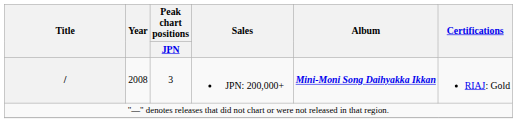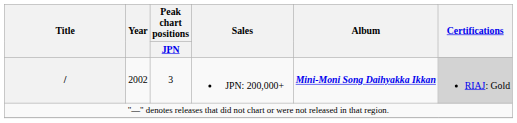(138, 80) 2008 -> (138, 80) 2002
(475, 86) no background -> (475, 86) lightgrey background
